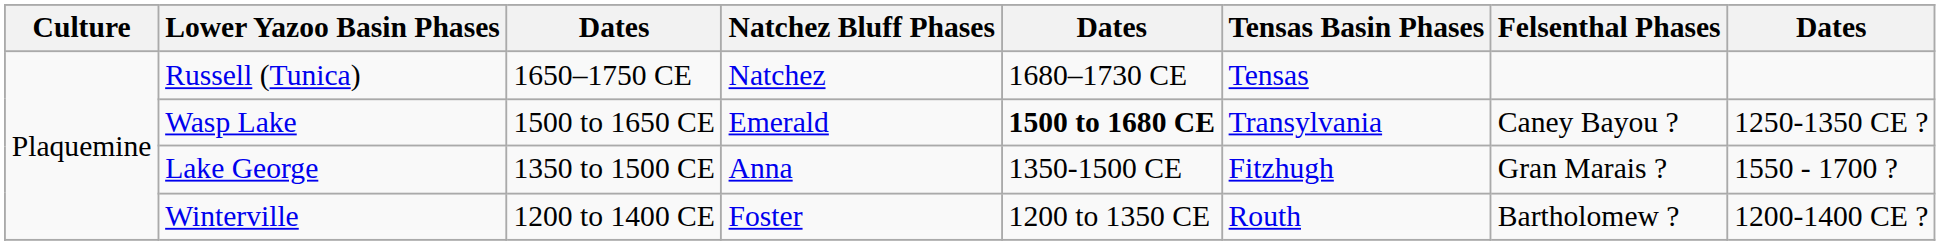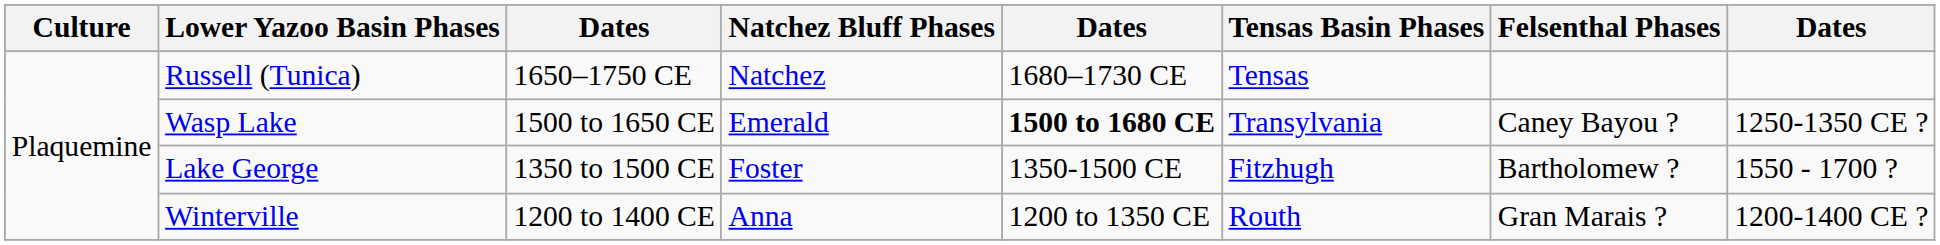(761, 168) Anna -> (766, 168) Foster
(1582, 168) Gran Marais ? -> (1589, 168) Bartholomew ?
(766, 215) Foster -> (761, 215) Anna
(1589, 215) Bartholomew ? -> (1582, 215) Gran Marais ?
